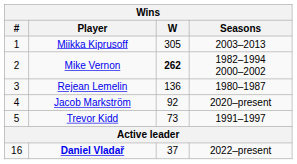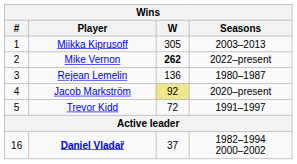(241, 66) 1982–1994 2000–2002 -> (241, 60) 2022–present
(173, 103) no background -> (173, 92) khaki background
(173, 119) 73 -> (173, 108) 72
(241, 151) 2022–present -> (241, 145) 1982–1994 2000–2002
